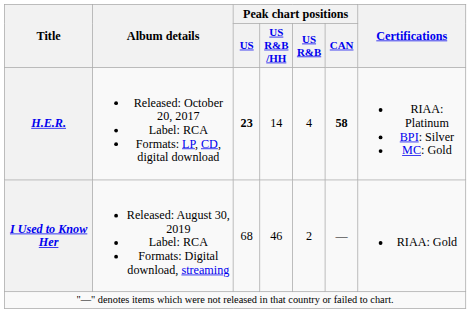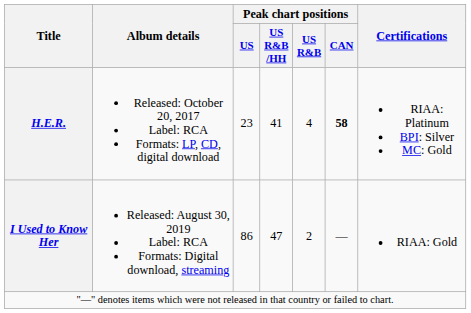(247, 123) bold -> (247, 123) normal
(276, 123) 14 -> (276, 123) 41
(247, 235) 68 -> (247, 235) 86
(276, 235) 46 -> (276, 235) 47
